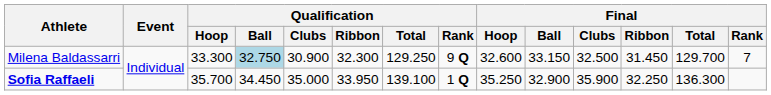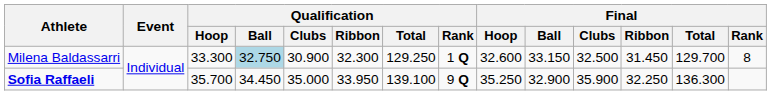(458, 58) 9 Q -> (458, 58) 1 Q
(747, 58) 7 -> (747, 58) 8
(458, 79) 1 Q -> (458, 79) 9 Q
